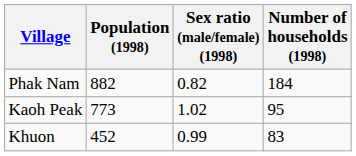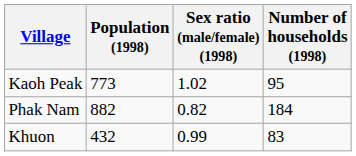rows swapped: (45, 109) <-> (44, 83)
(103, 136) 452 -> (103, 136) 432
